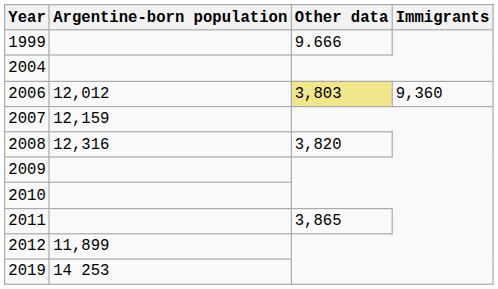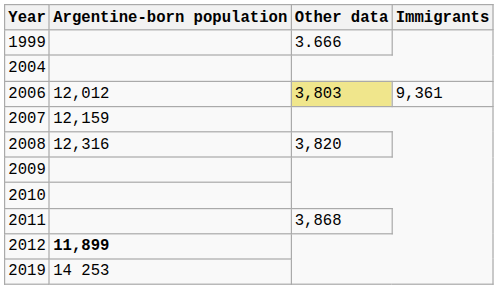(318, 43) 9.666 -> (318, 43) 3.666
(419, 94) 9,360 -> (419, 94) 9,361
(318, 221) 3,865 -> (318, 221) 3,868
(81, 246) normal -> (81, 246) bold
